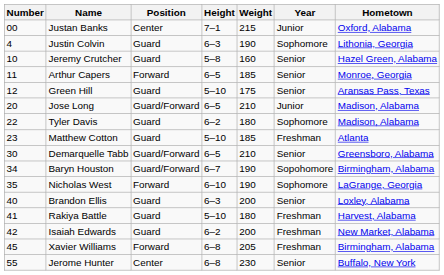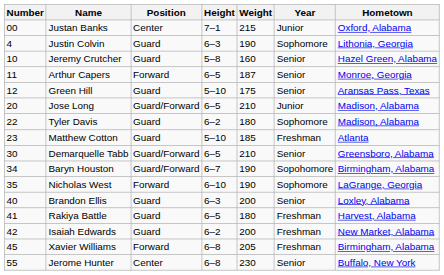(248, 75) 185 -> (248, 75) 187
(215, 216) 5–10 -> (212, 216) 6–5
